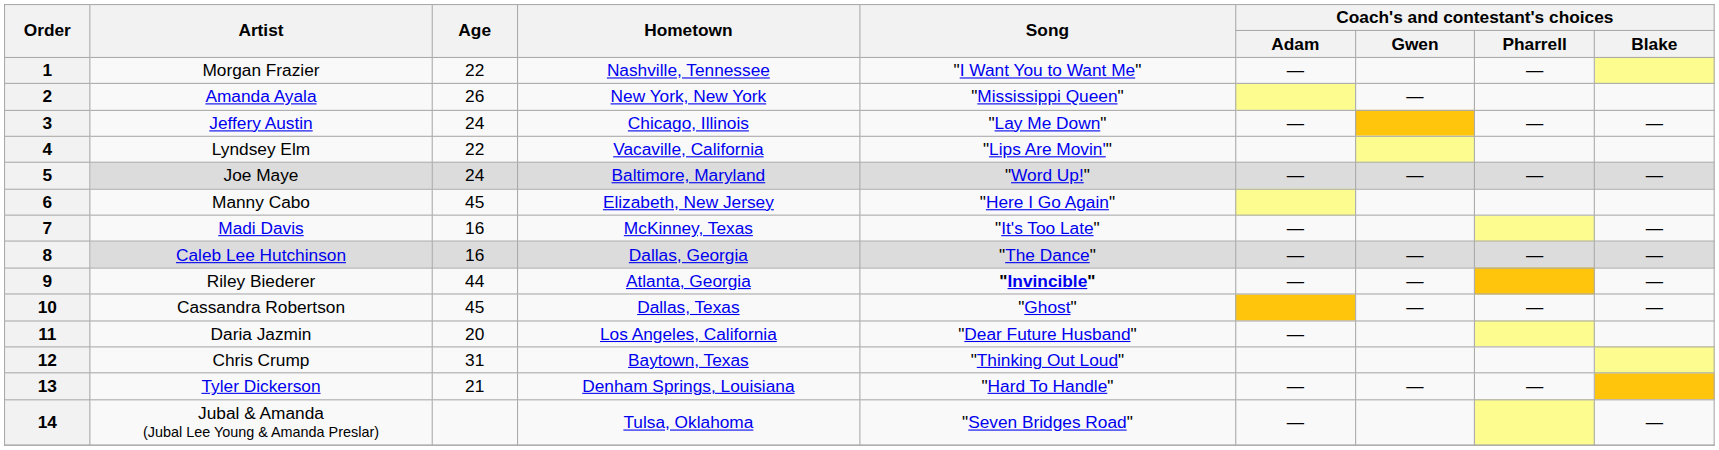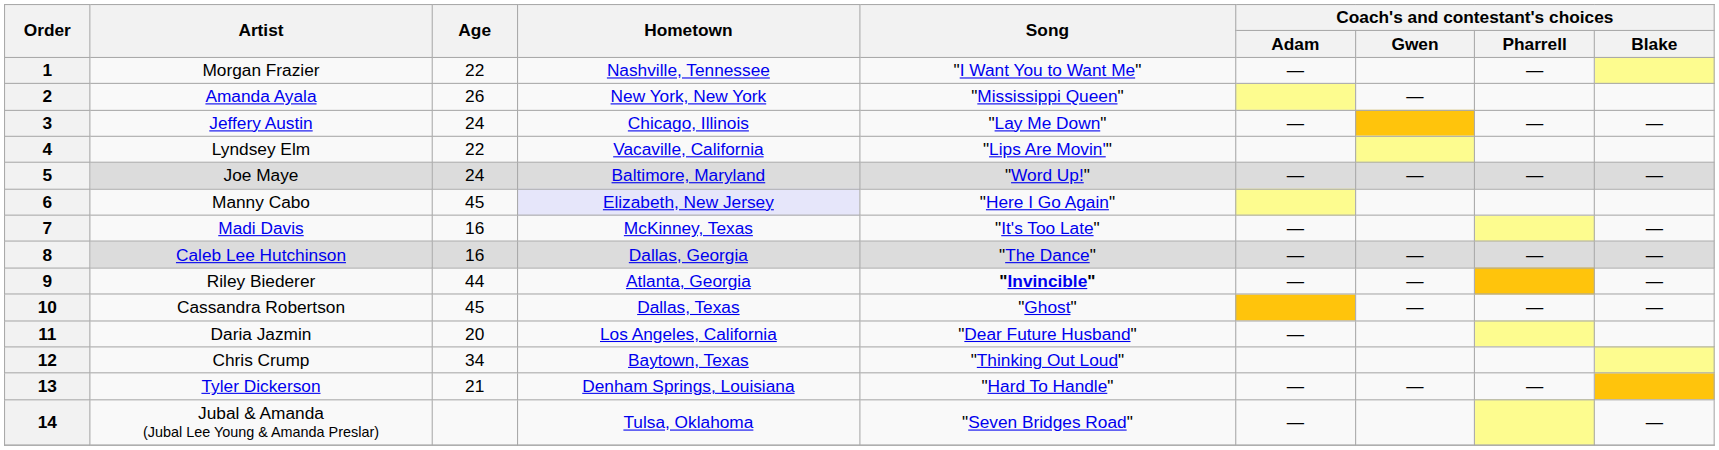(688, 202) no background -> (688, 202) lavender background
(475, 360) 31 -> (475, 360) 34
